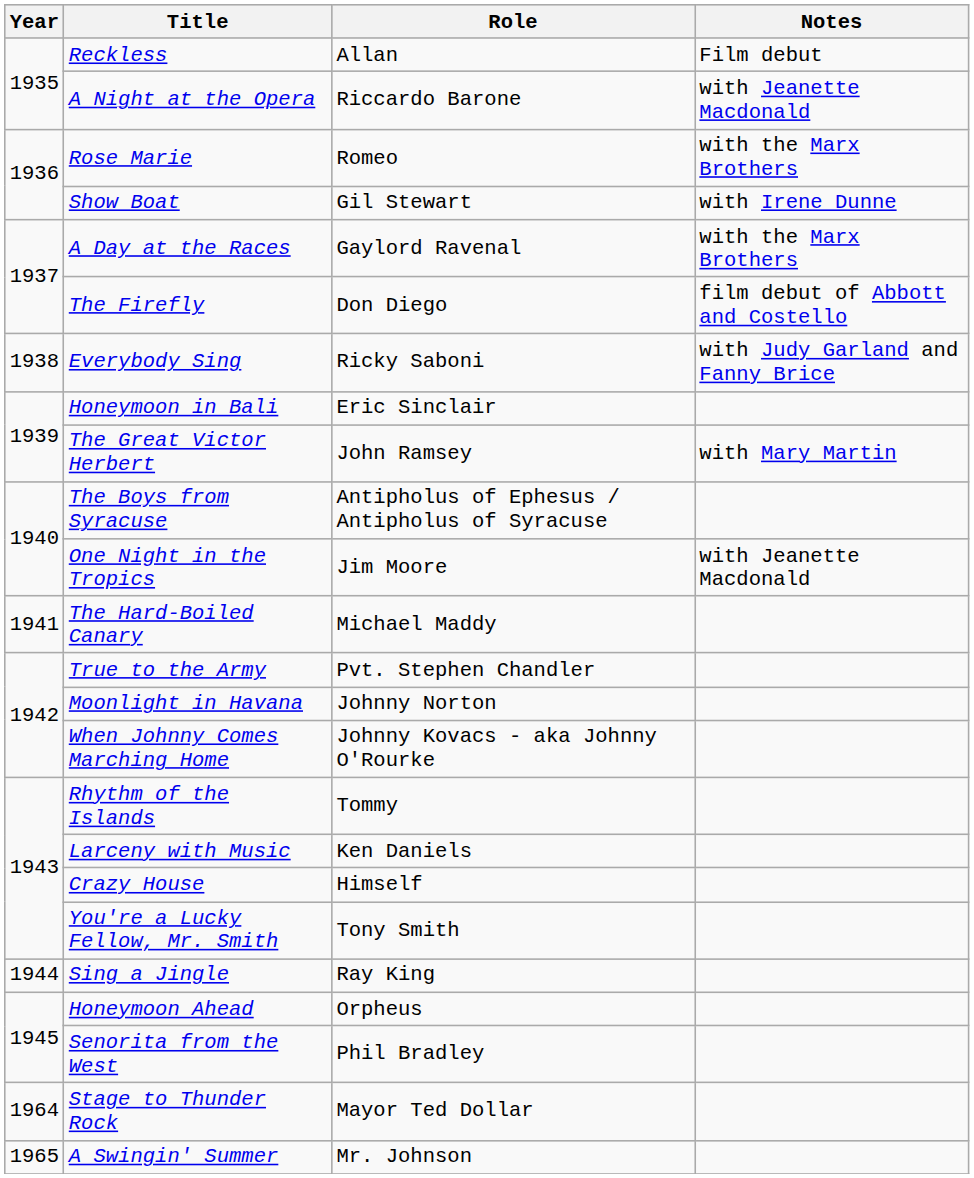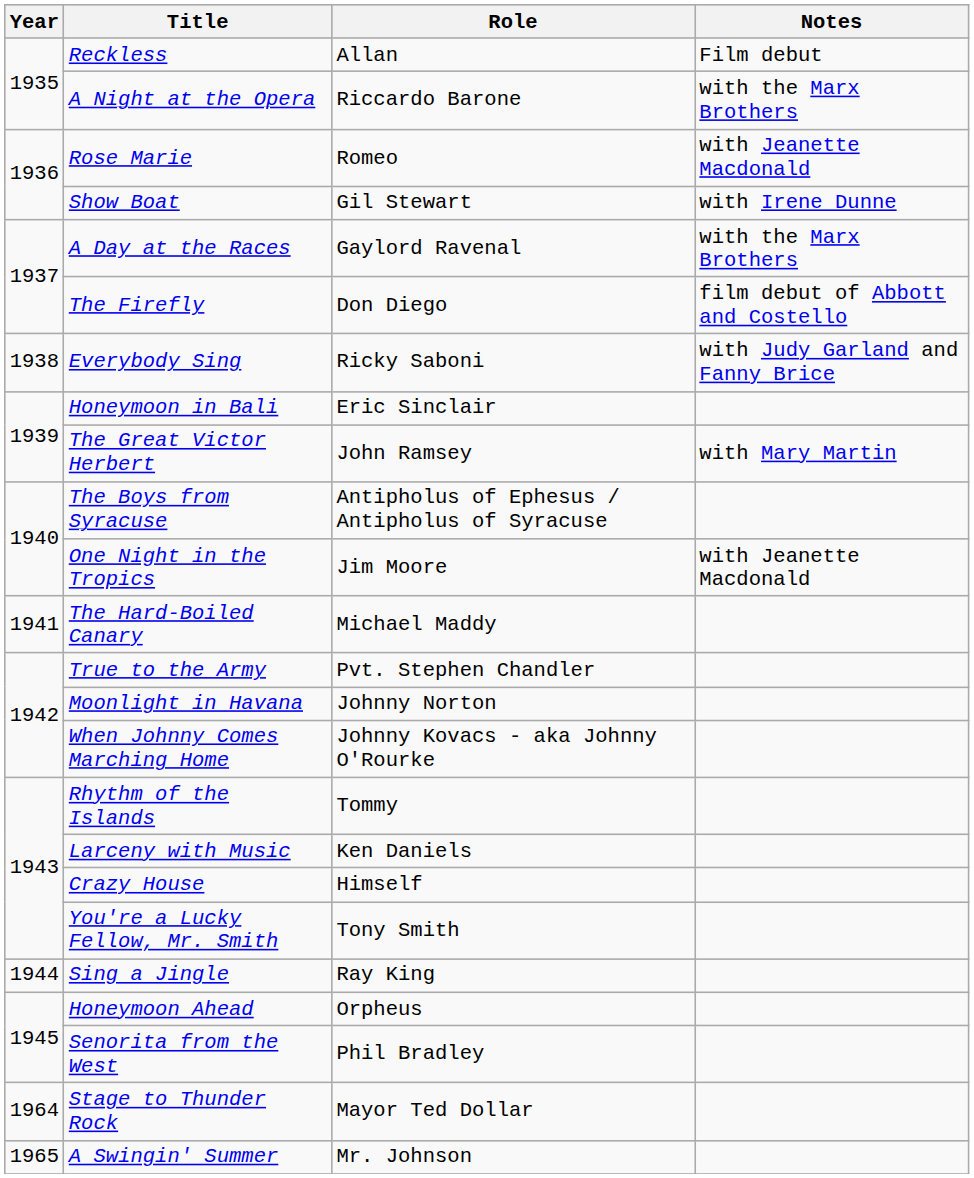(780, 100) with Jeanette Macdonald -> (780, 100) with the Marx Brothers
(780, 158) with the Marx Brothers -> (780, 158) with Jeanette Macdonald
